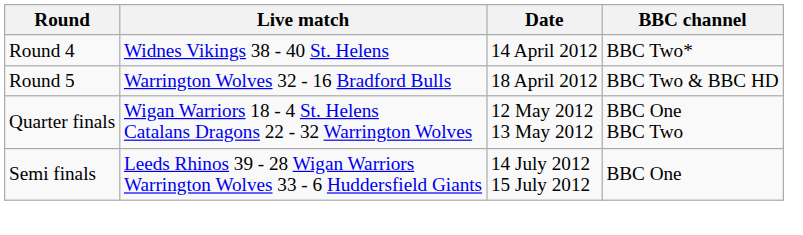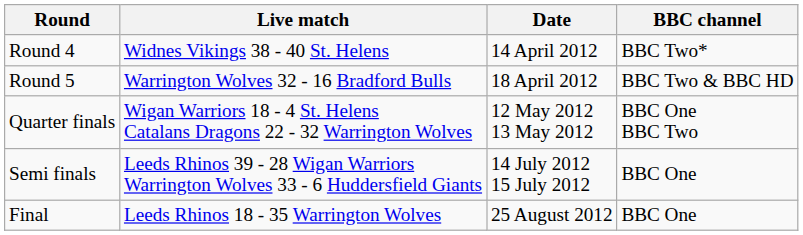+ row: (29, 215)
